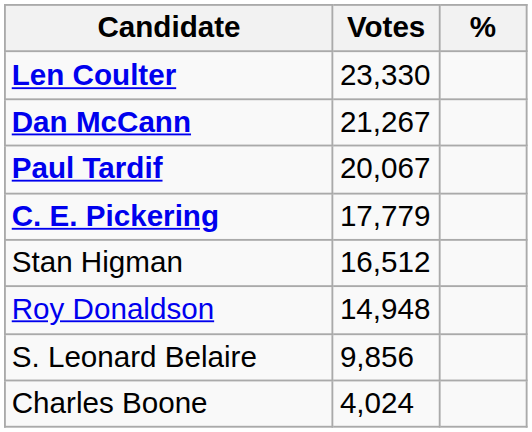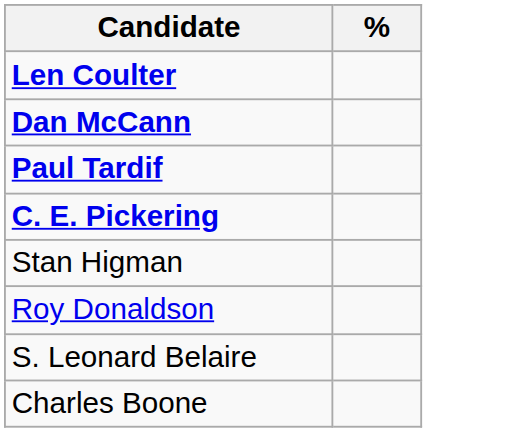- column: (386, 27)
